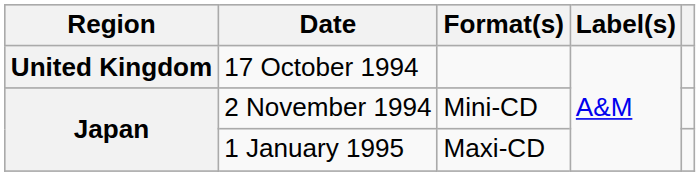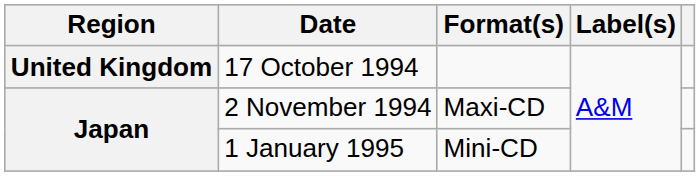(491, 107) Mini-CD -> (494, 107) Maxi-CD
(494, 149) Maxi-CD -> (491, 149) Mini-CD
